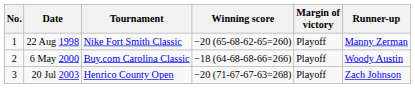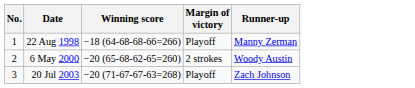- column: (137, 19)
(243, 41) −20 (65-68-62-65=260) -> (132, 41) −18 (64-68-68-66=266)
(243, 58) −18 (64-68-68-66=266) -> (132, 58) −20 (65-68-62-65=260)
(311, 58) Playoff -> (204, 58) 2 strokes
